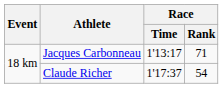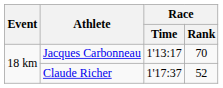(201, 54) 71 -> (201, 54) 70
(201, 73) 54 -> (201, 73) 52
